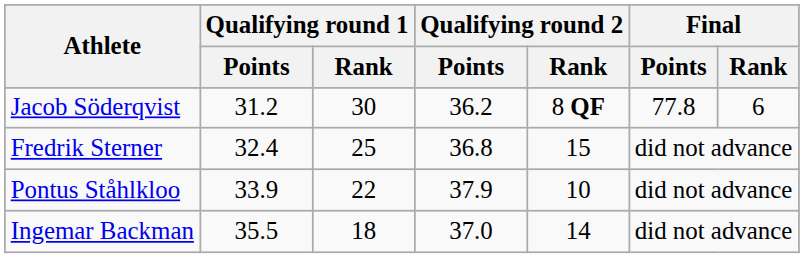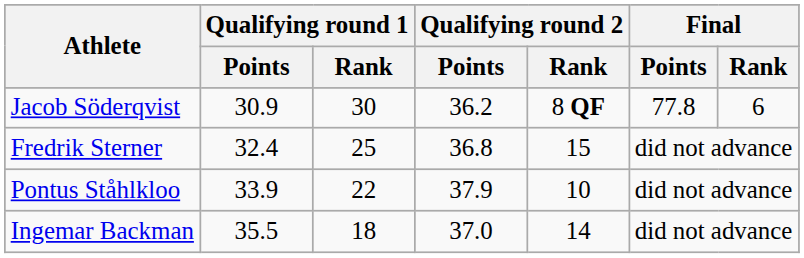(256, 107) 31.2 -> (256, 107) 30.9
